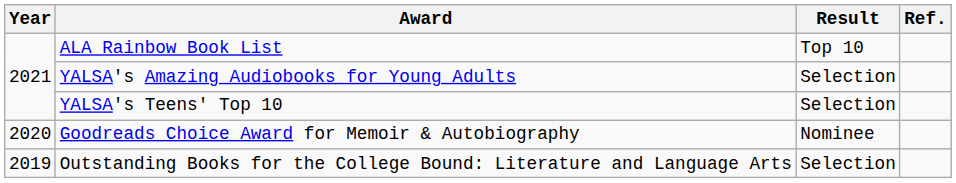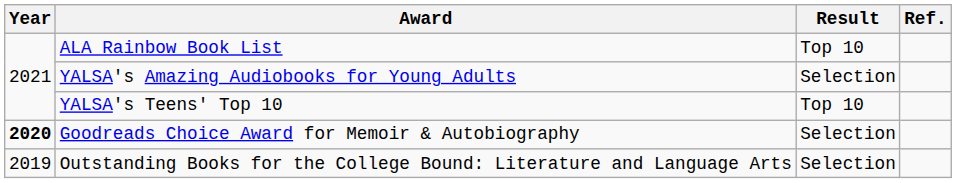(848, 106) Selection -> (832, 106) Top 10
(30, 134) normal -> (30, 134) bold
(837, 134) Nominee -> (848, 134) Selection
